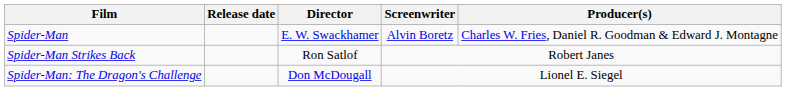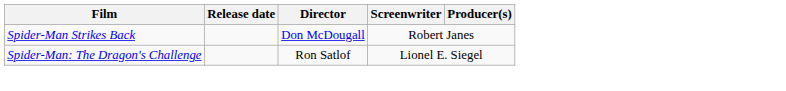- row: (38, 34)
(330, 55) Ron Satlof -> (323, 34) Don McDougall
(330, 75) Don McDougall -> (323, 55) Ron Satlof
